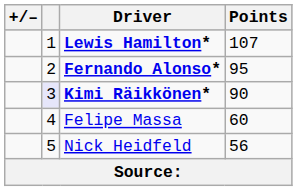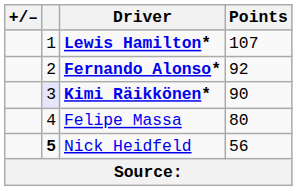(239, 69) 95 -> (239, 69) 92
(239, 121) 60 -> (239, 121) 80
(51, 146) normal -> (51, 146) bold
